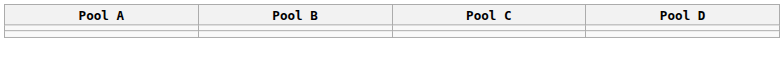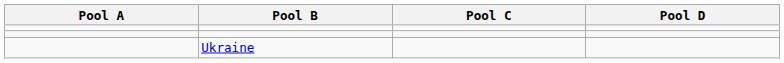+ row: (101, 47)
